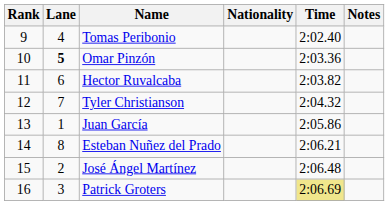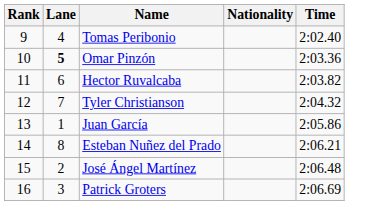- column: (364, 15)
(320, 189) khaki background -> (320, 189) no background
